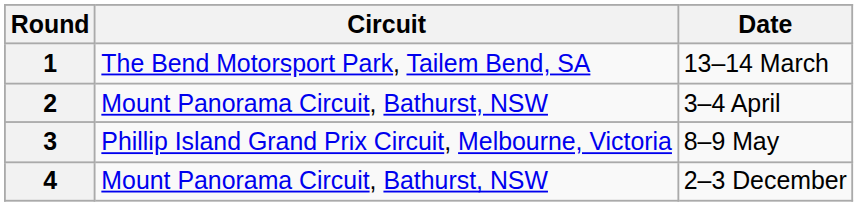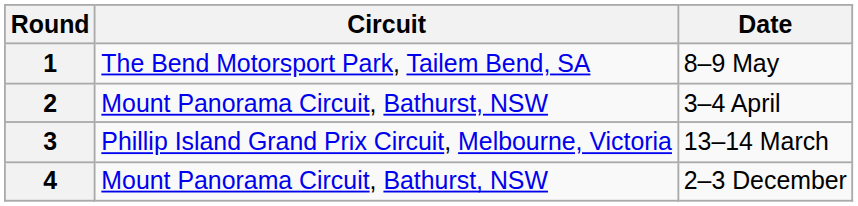(756, 63) 13–14 March -> (731, 63) 8–9 May
(731, 142) 8–9 May -> (756, 142) 13–14 March
